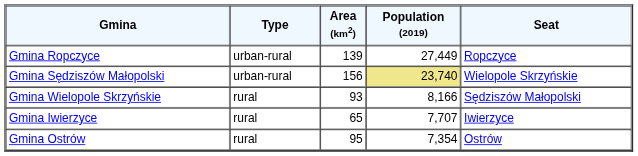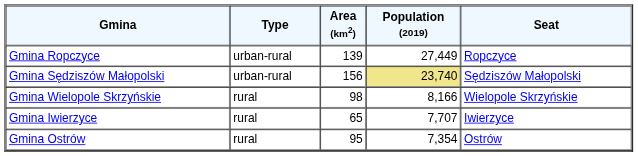(521, 76) Wielopole Skrzyńskie -> (522, 76) Sędziszów Małopolski
(356, 97) 93 -> (356, 97) 98
(522, 97) Sędziszów Małopolski -> (521, 97) Wielopole Skrzyńskie
